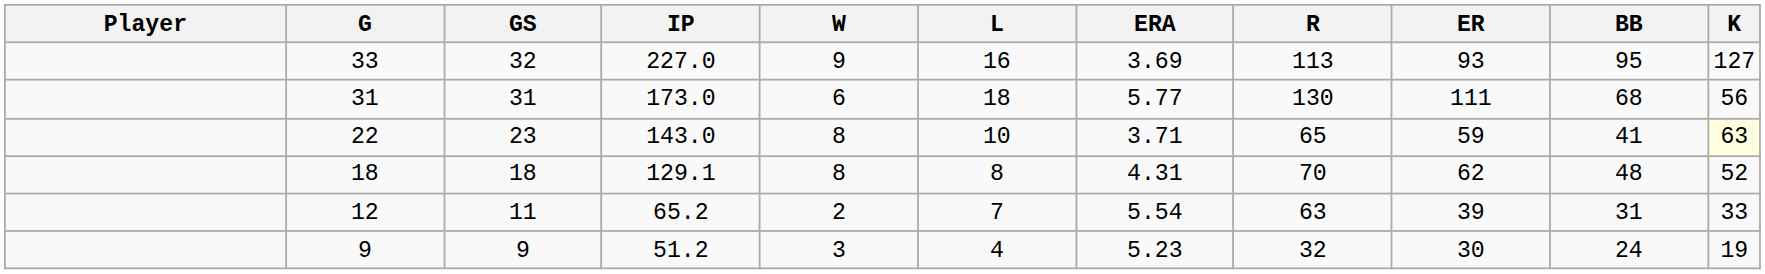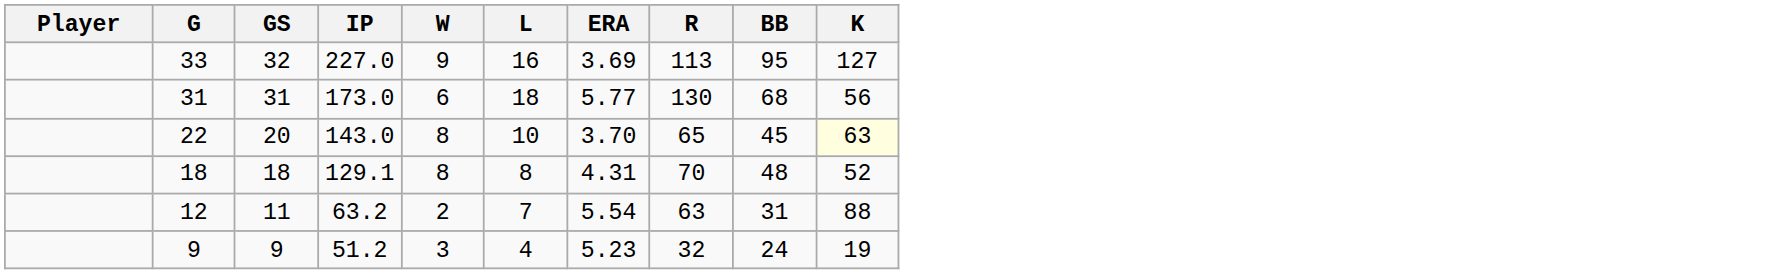- column: (1471, 24)
(523, 137) 23 -> (277, 137) 20
(1155, 137) 3.71 -> (609, 137) 3.70
(1629, 137) 41 -> (774, 137) 45
(681, 212) 65.2 -> (360, 212) 63.2
(1734, 212) 33 -> (857, 212) 88
